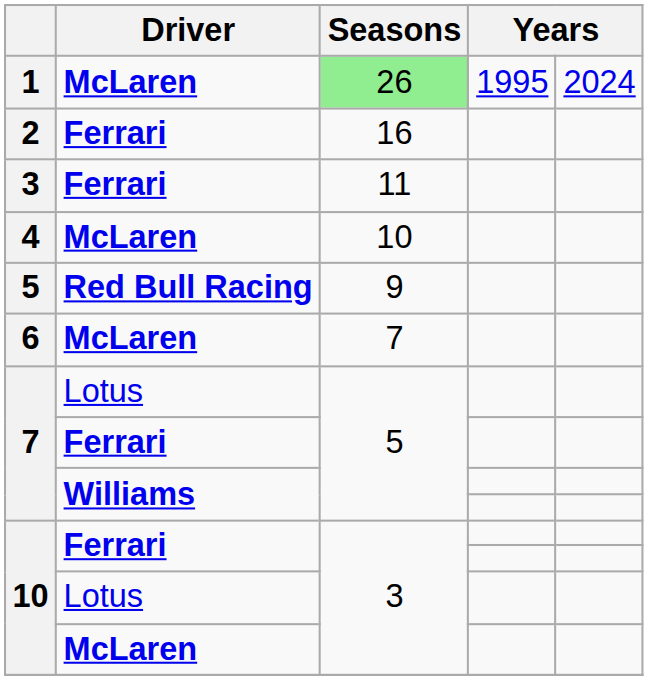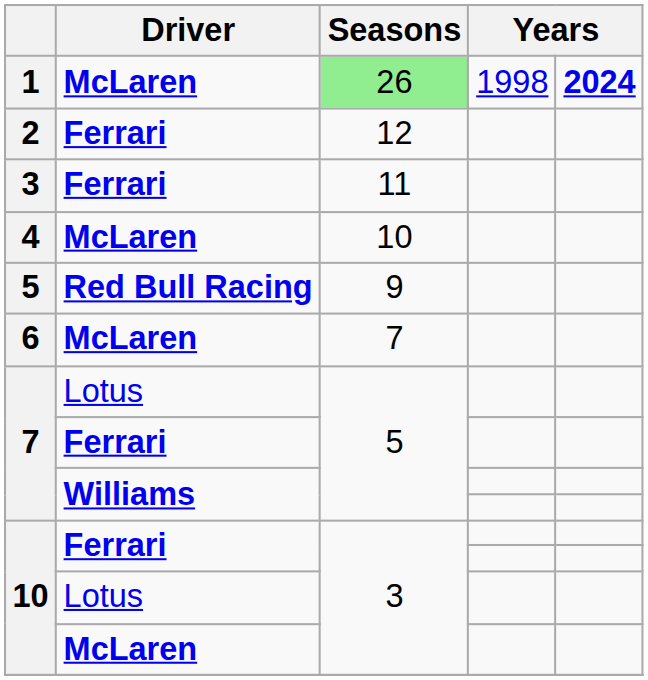(512, 81) 1995 -> (512, 81) 1998
(600, 81) normal -> (600, 81) bold
(394, 133) 16 -> (394, 133) 12
